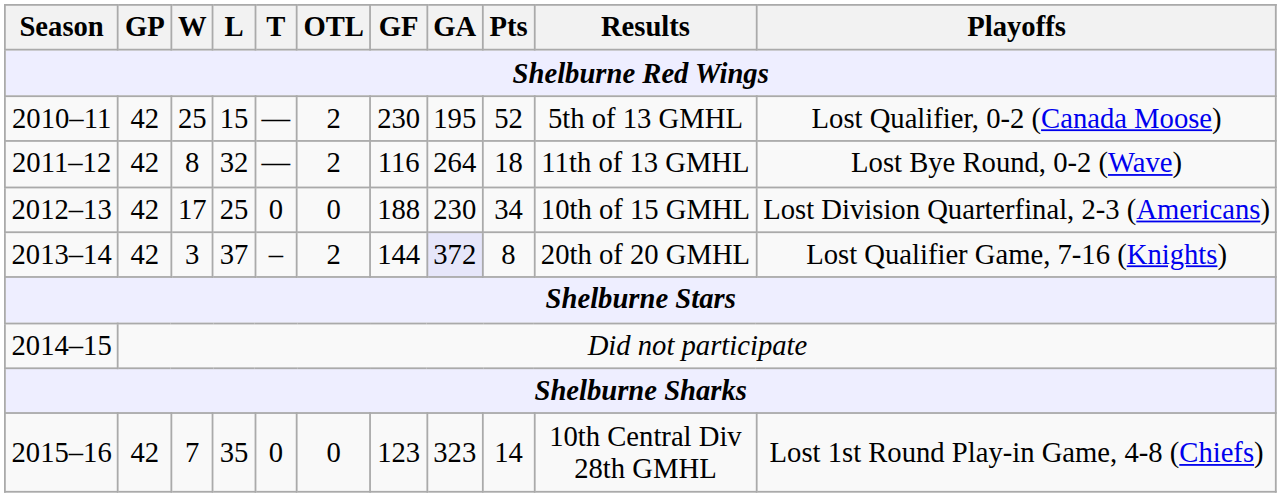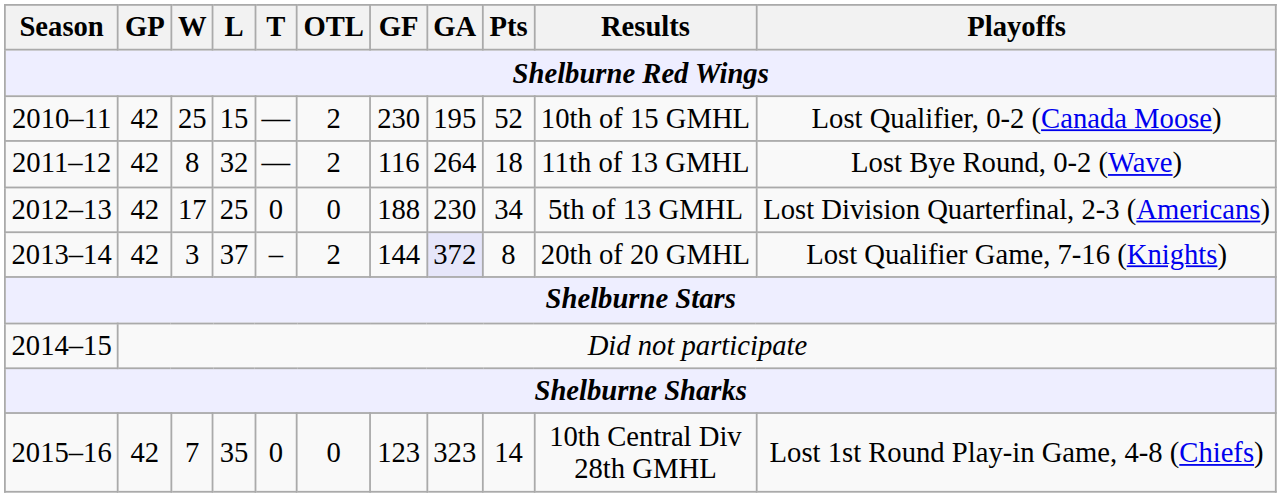(645, 118) 5th of 13 GMHL -> (645, 118) 10th of 15 GMHL
(645, 208) 10th of 15 GMHL -> (645, 208) 5th of 13 GMHL
